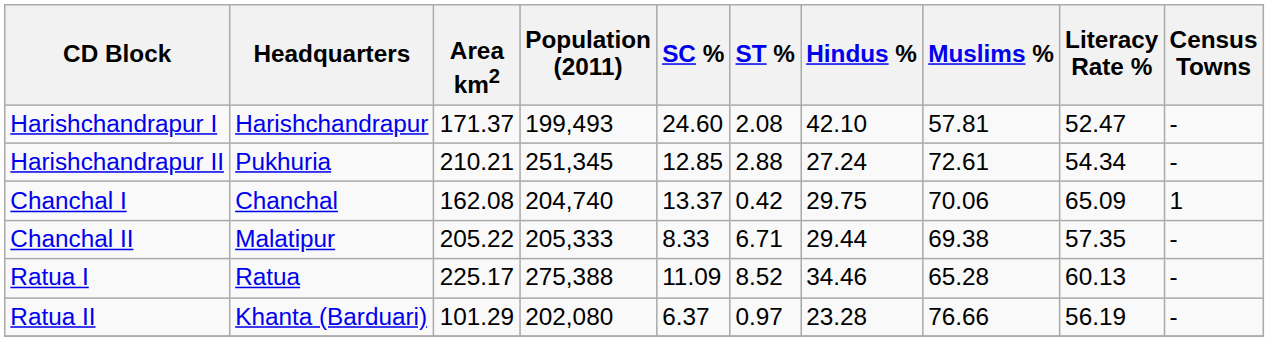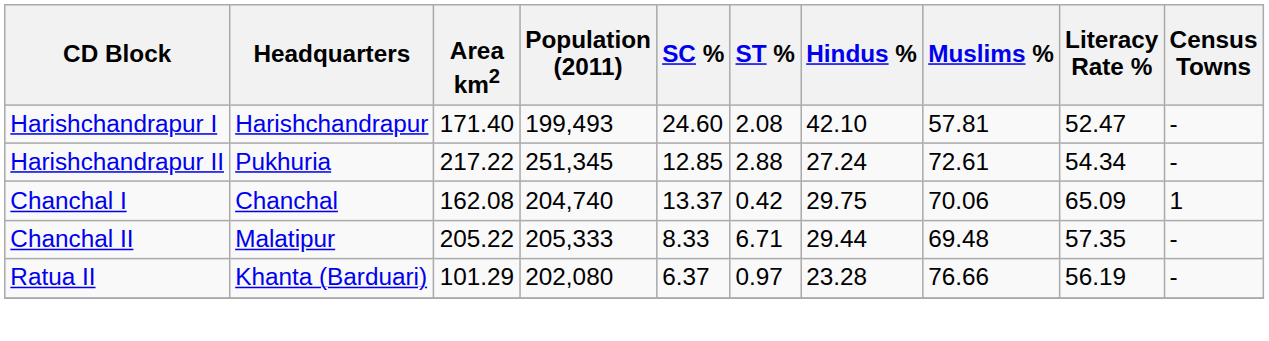(477, 123) 171.37 -> (477, 123) 171.40
(477, 162) 210.21 -> (477, 162) 217.22
(959, 239) 69.38 -> (959, 239) 69.48
- row: (50, 277)
